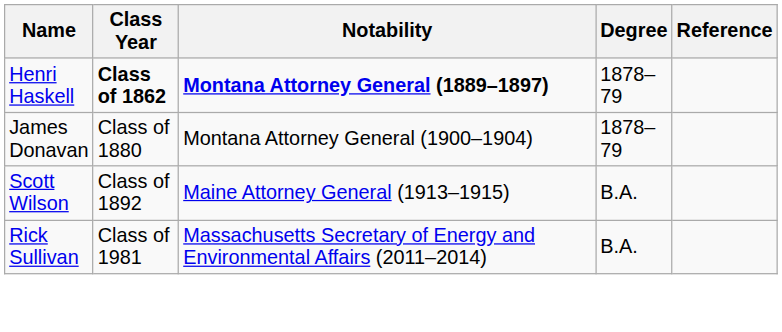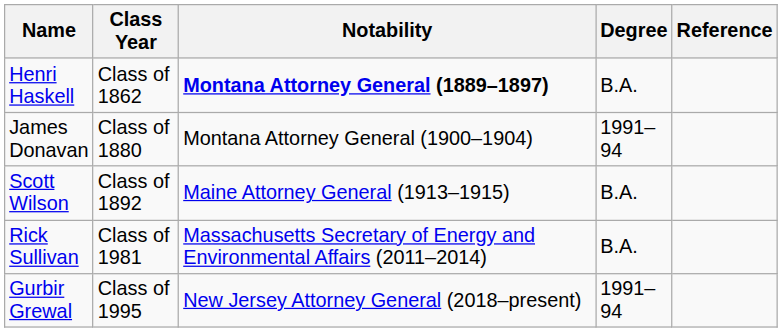(132, 85) bold -> (134, 85) normal
(628, 85) 1878–79 -> (619, 85) B.A.
(628, 138) 1878–79 -> (628, 138) 1991–94
+ row: (41, 300)
